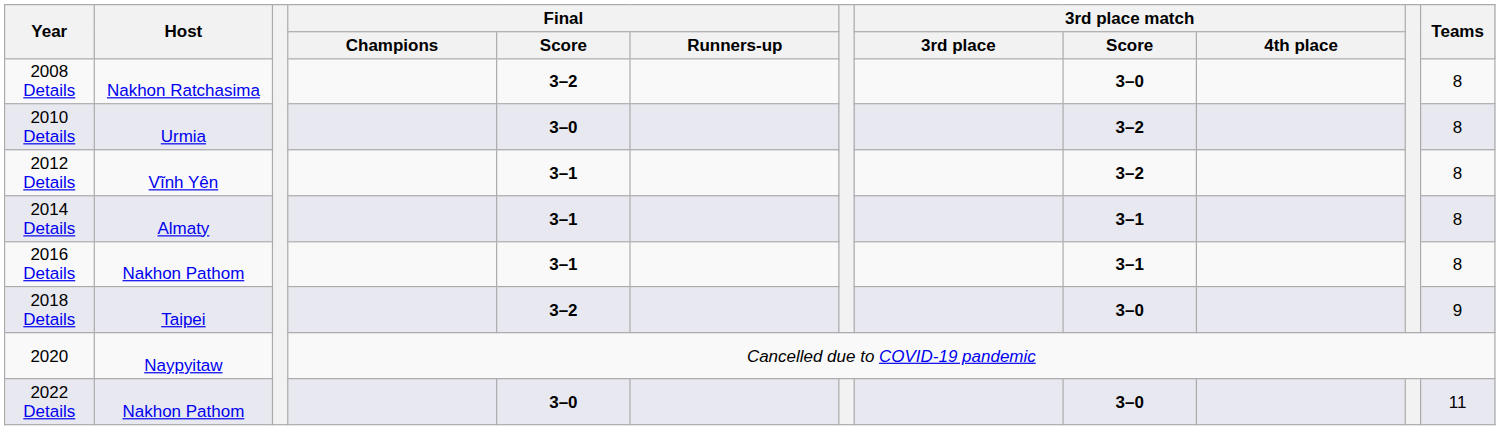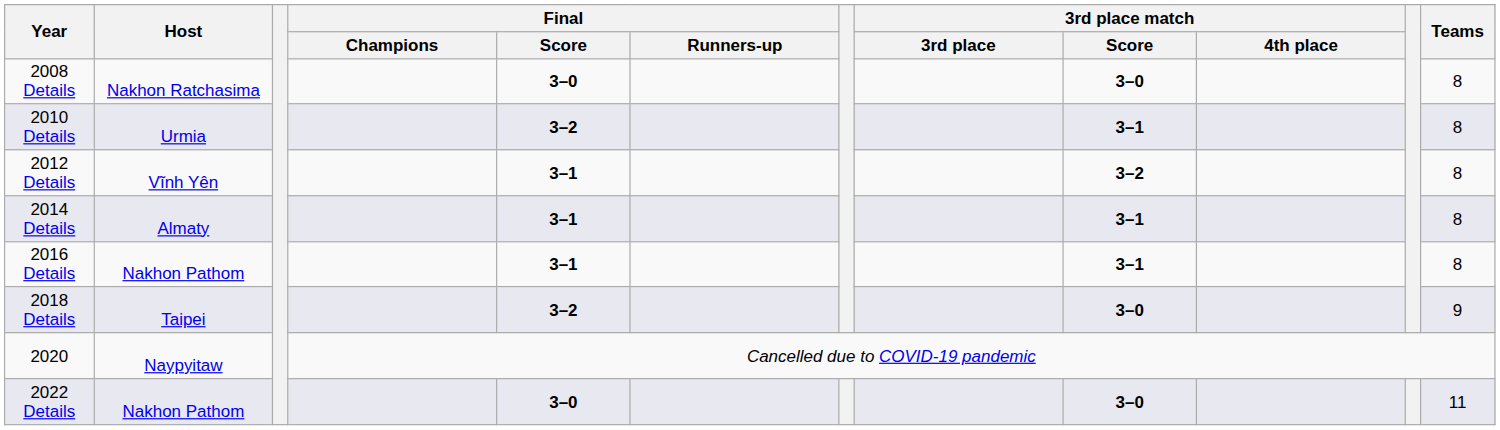(563, 82) 3–2 -> (563, 82) 3–0
(563, 127) 3–0 -> (563, 127) 3–2
(1130, 127) 3–2 -> (1130, 127) 3–1
